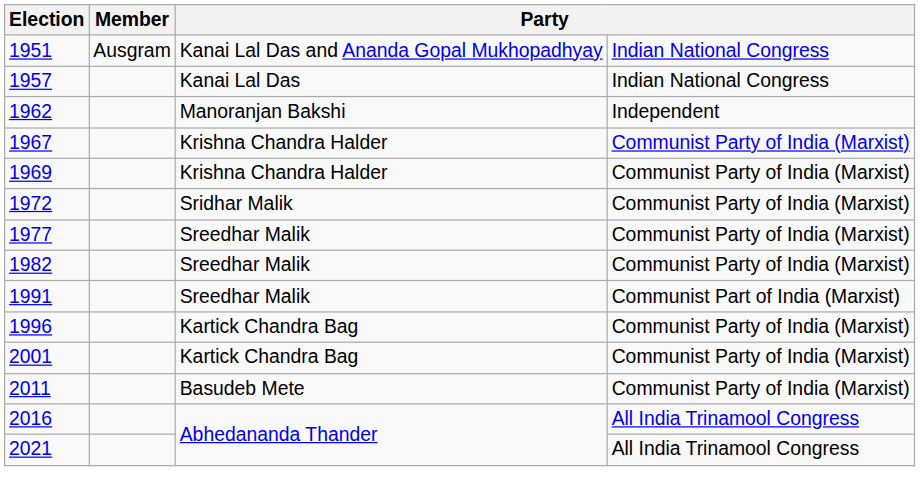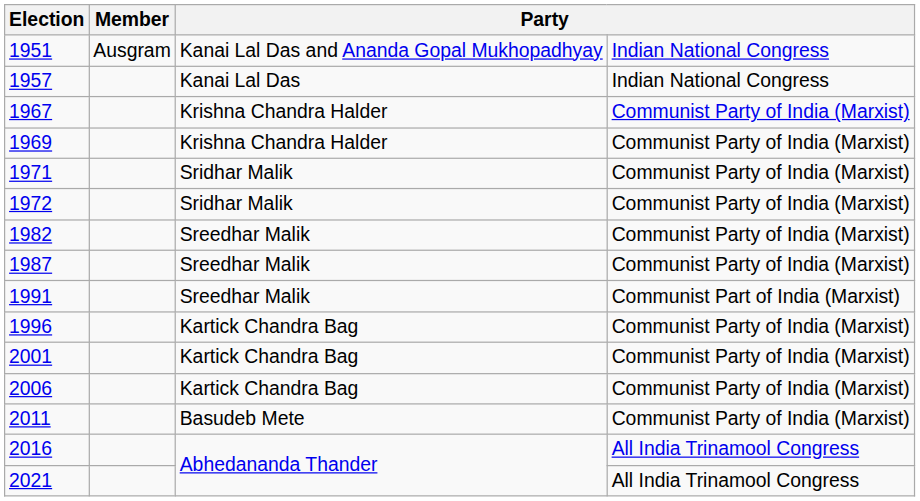- row: (31, 111)
+ row: (31, 173)
- row: (31, 234)
+ row: (31, 265)
+ row: (31, 388)
